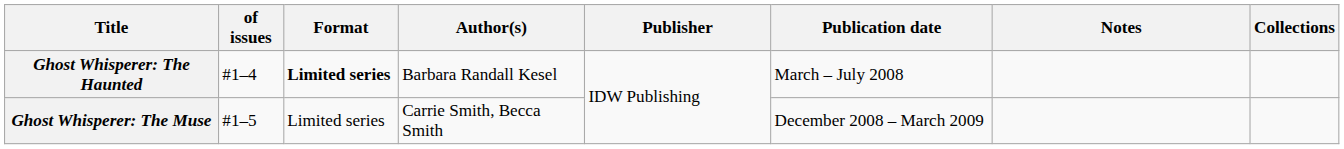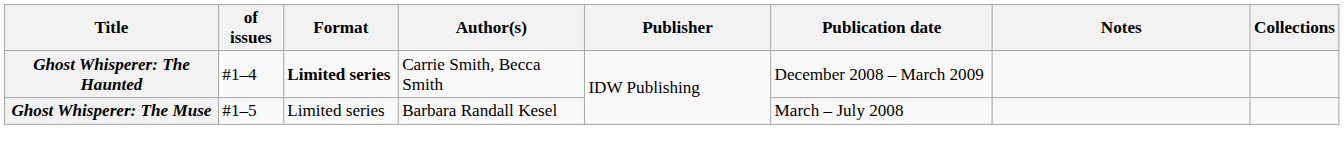(480, 74) Barbara Randall Kesel -> (471, 74) Carrie Smith, Becca Smith
(839, 74) March – July 2008 -> (879, 74) December 2008 – March 2009
(471, 120) Carrie Smith, Becca Smith -> (480, 110) Barbara Randall Kesel
(879, 120) December 2008 – March 2009 -> (839, 110) March – July 2008
